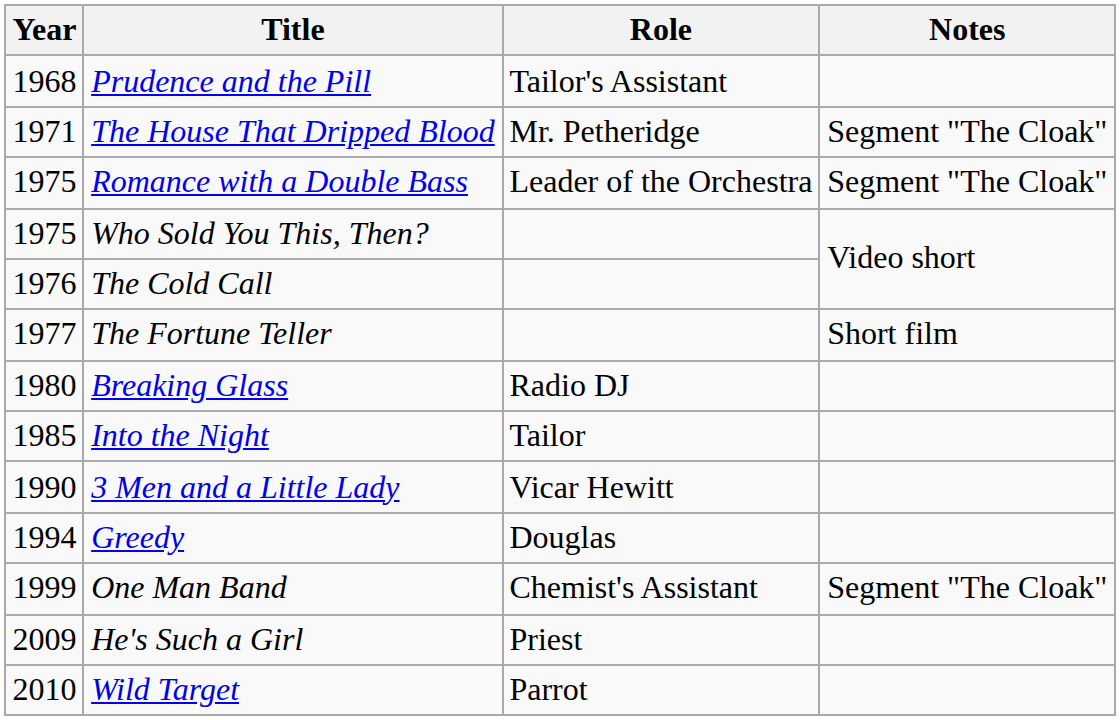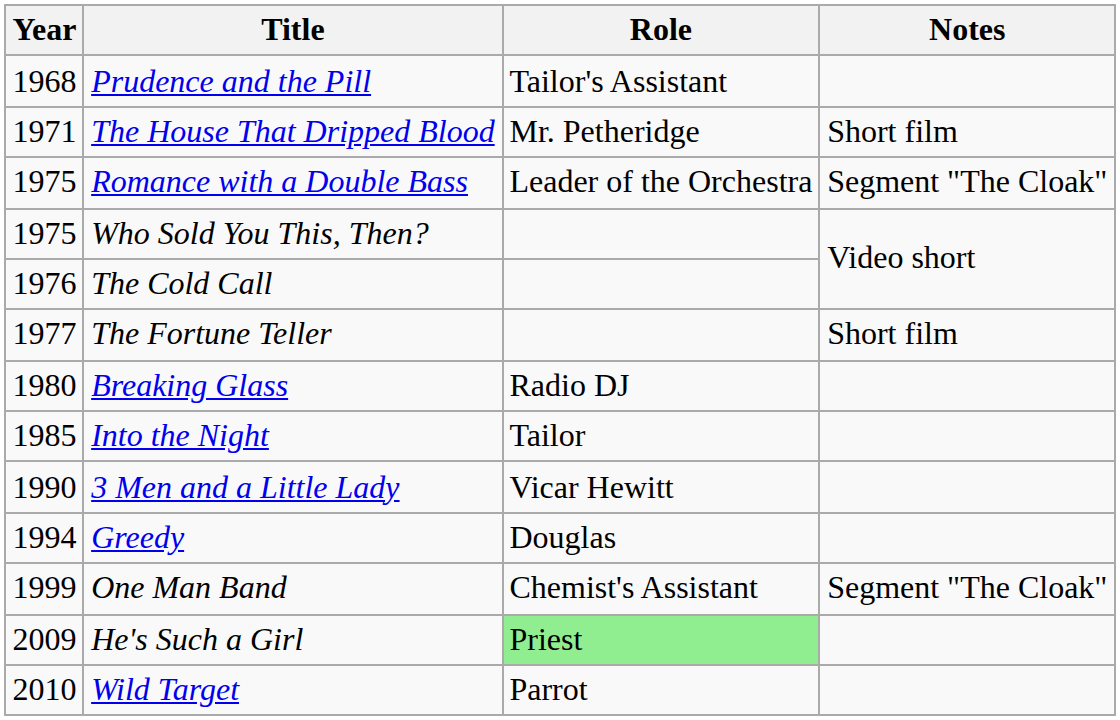(967, 131) Segment "The Cloak" -> (892, 131) Short film
(546, 638) no background -> (546, 638) lightgreen background
